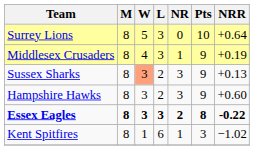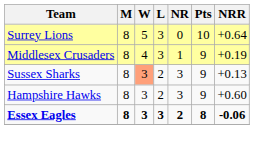(232, 114) -0.22 -> (232, 114) -0.06
- row: (43, 134)
